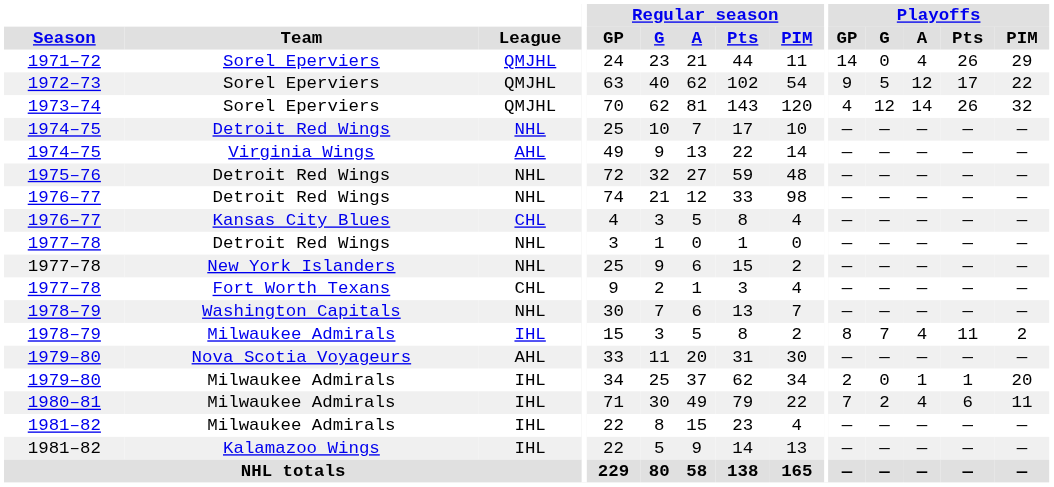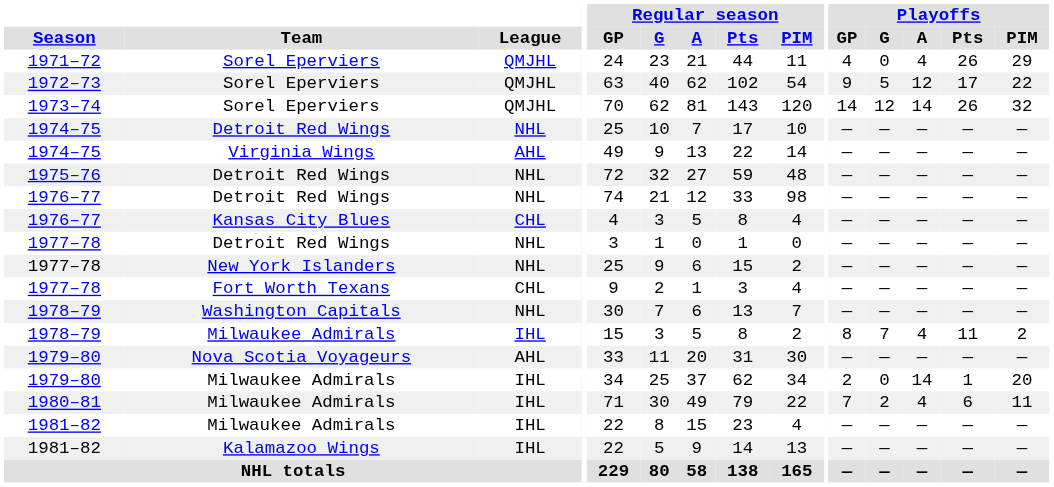(847, 61) 14 -> (847, 61) 4
(847, 107) 4 -> (847, 107) 14
(922, 380) 1 -> (922, 380) 14
